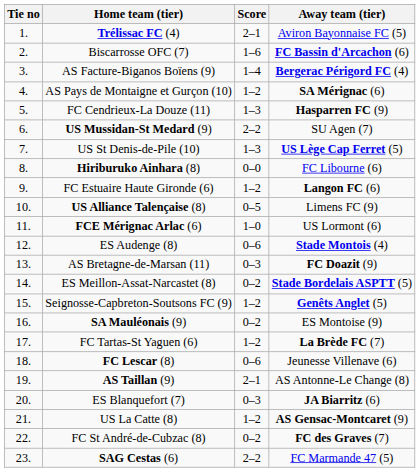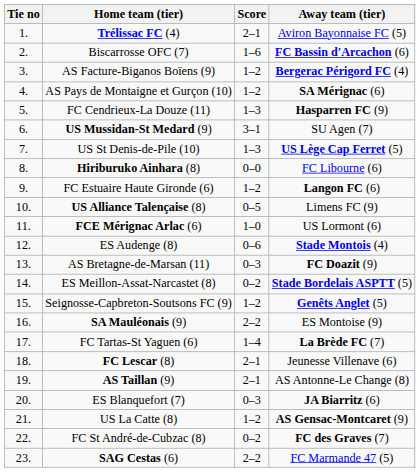(252, 71) 1–4 -> (252, 71) 1–2
(252, 129) 2–2 -> (252, 129) 3–1
(252, 322) 0–2 -> (252, 322) 2–2
(252, 341) 1–2 -> (252, 341) 1–4
(252, 361) 0–6 -> (252, 361) 2–1
